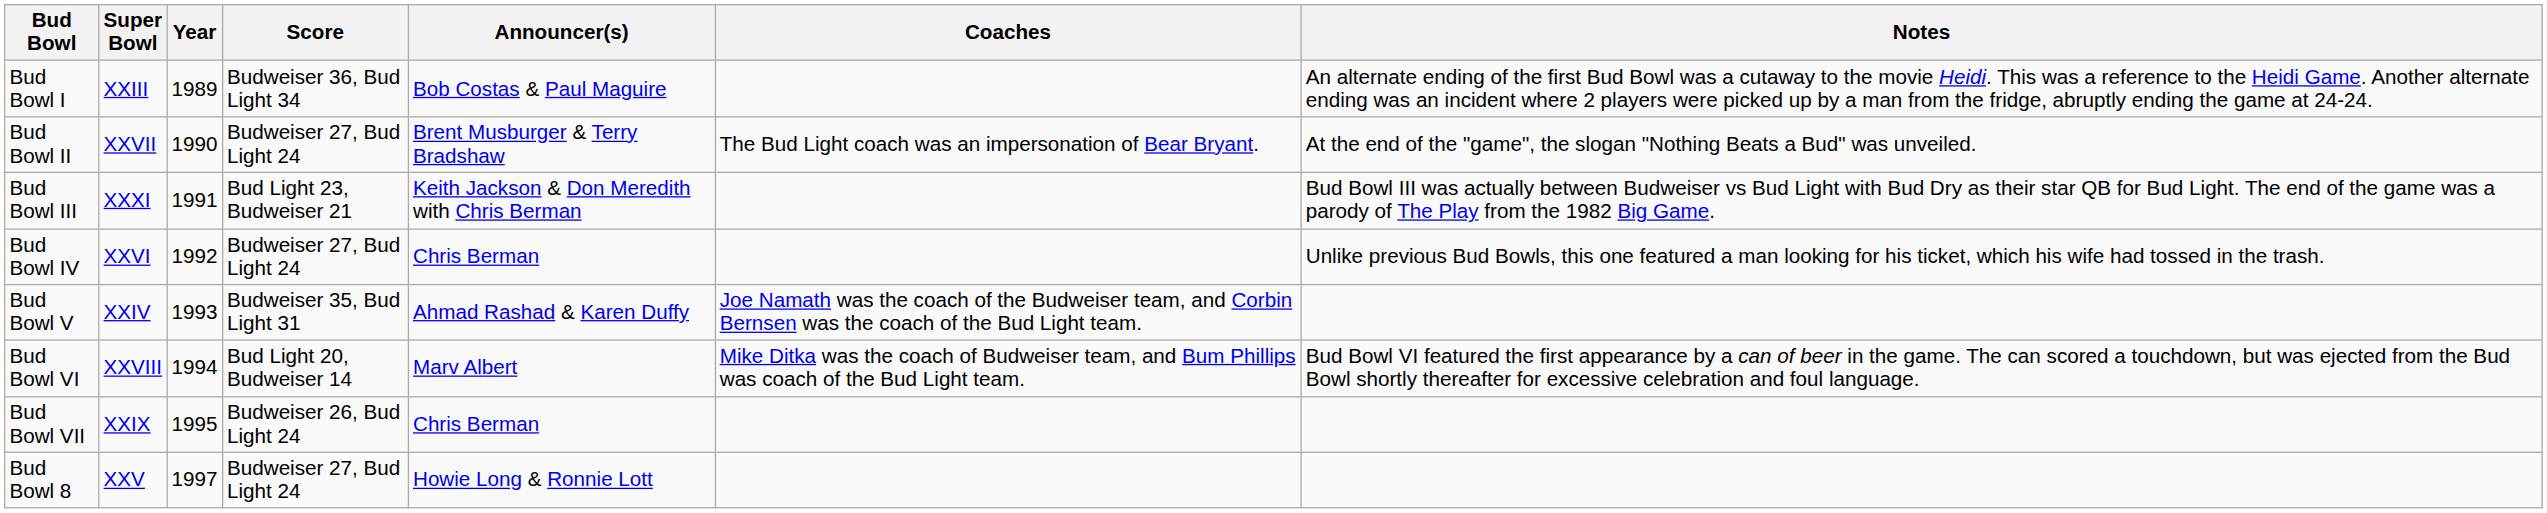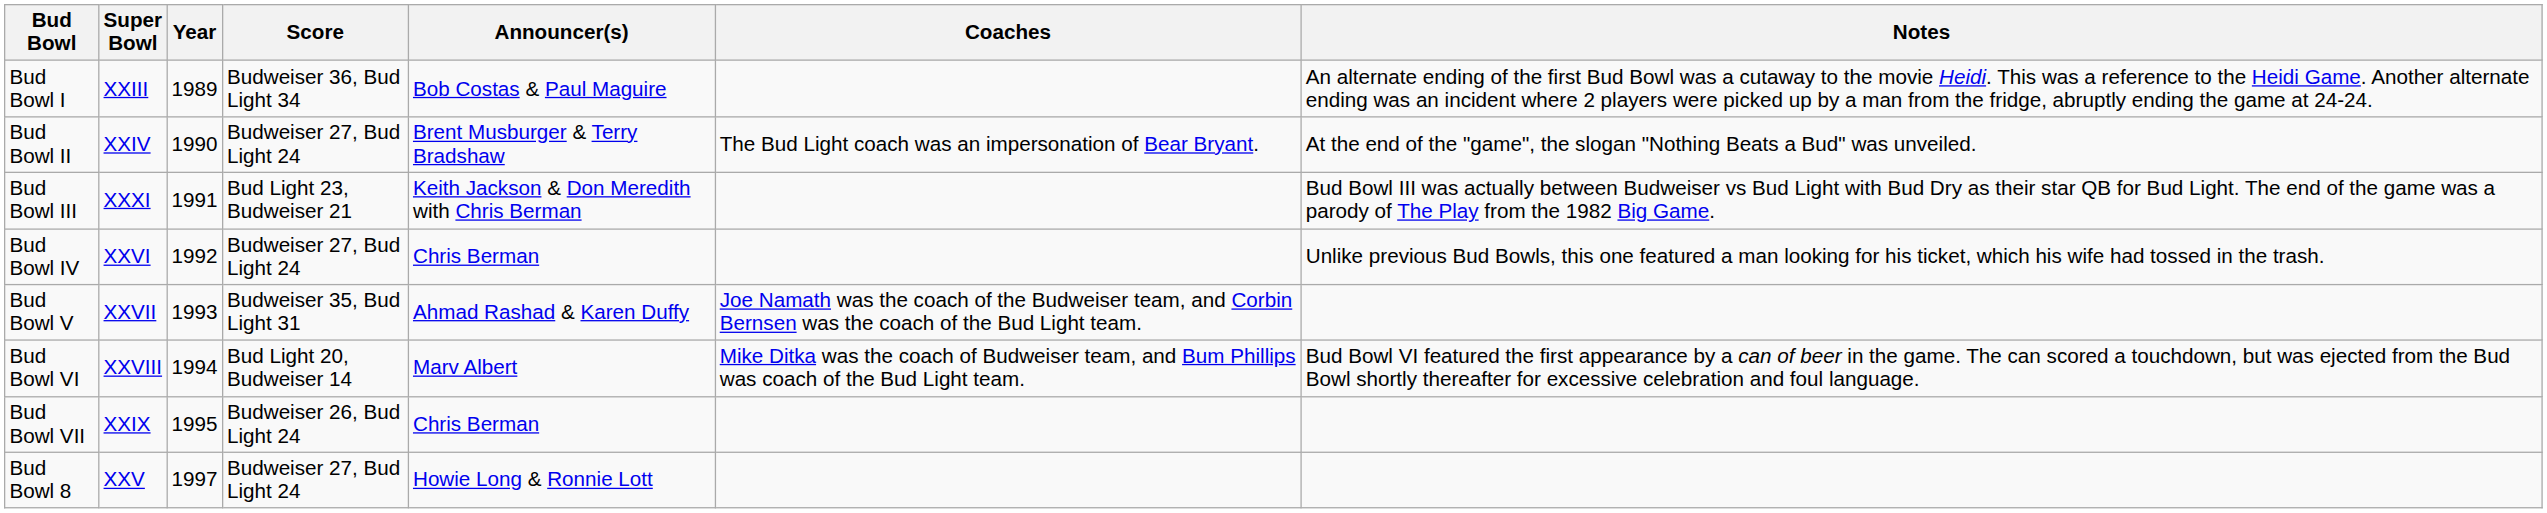(130, 144) XXVII -> (127, 144) XXIV
(127, 312) XXIV -> (130, 312) XXVII
